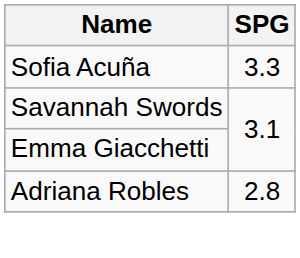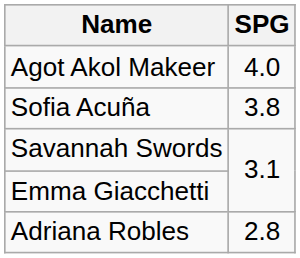+ row: (113, 66)
(262, 66) 3.3 -> (262, 107) 3.8
